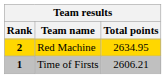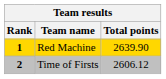(20, 47) 2 -> (20, 47) 1
(131, 47) 2634.95 -> (131, 47) 2639.90
(20, 64) 1 -> (20, 64) 2
(131, 64) 2606.21 -> (131, 64) 2606.12
